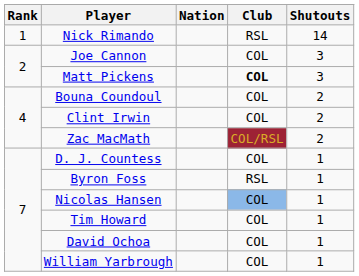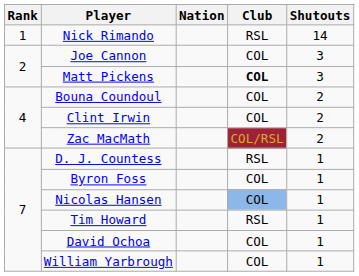(257, 159) COL -> (257, 159) RSL
(257, 179) RSL -> (257, 179) COL
(257, 220) COL -> (257, 220) RSL
